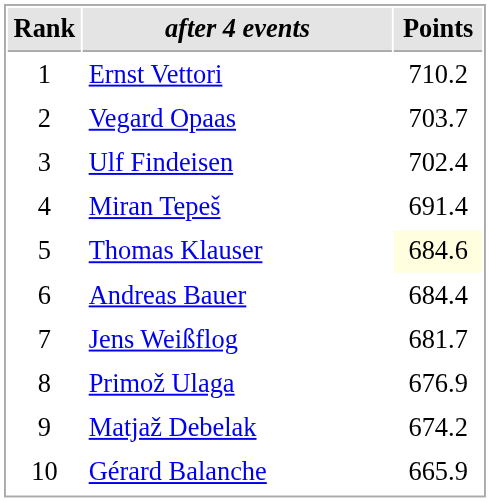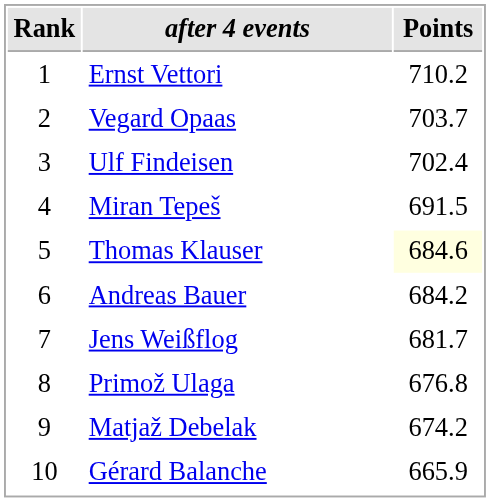(438, 207) 691.4 -> (438, 207) 691.5
(438, 295) 684.4 -> (438, 295) 684.2
(438, 383) 676.9 -> (438, 383) 676.8
